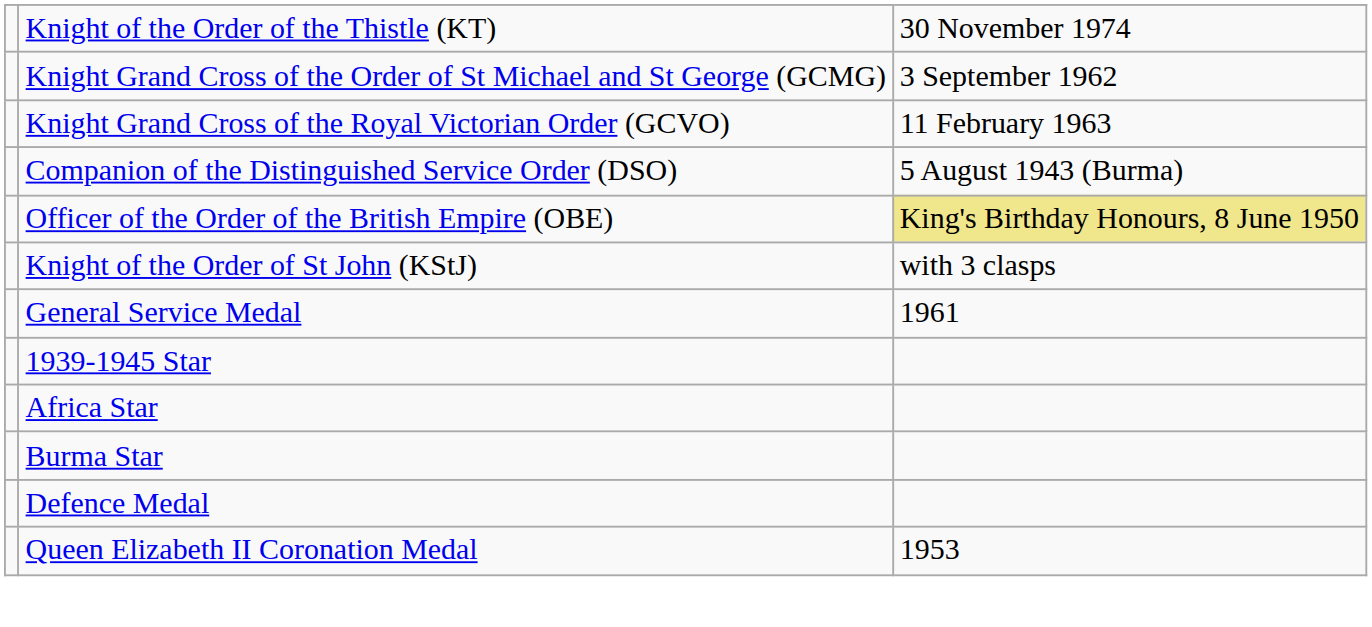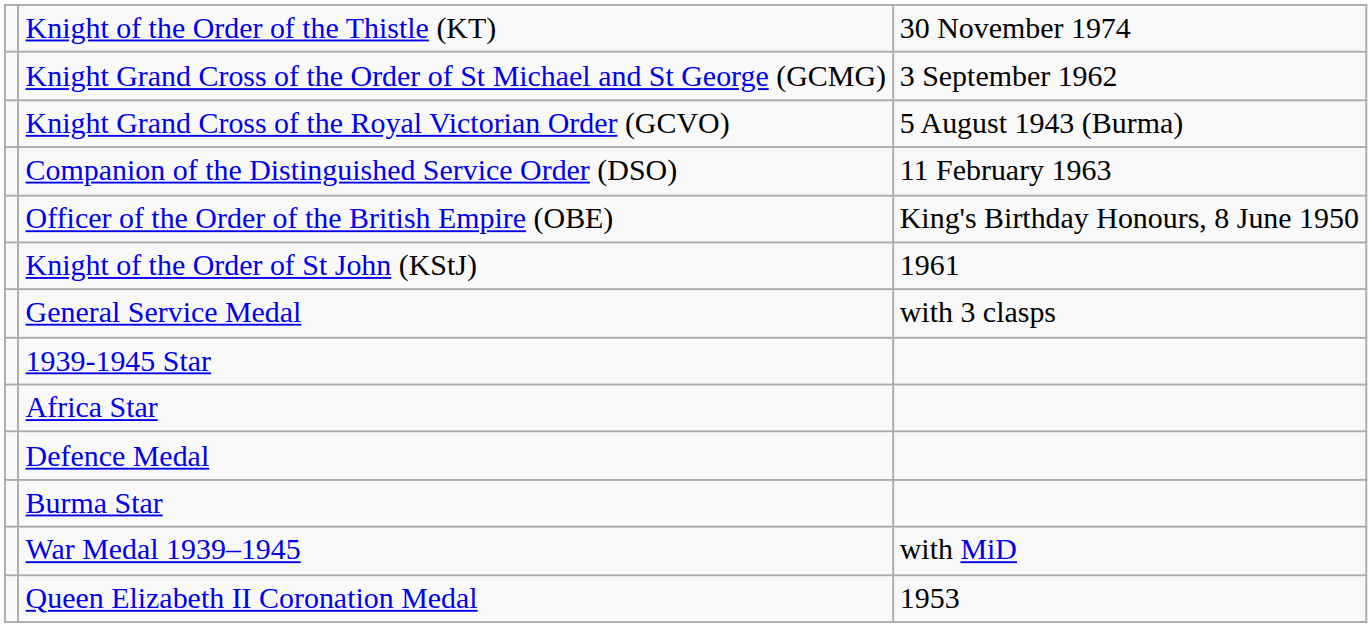(1006, 123) 11 February 1963 -> (1041, 123) 5 August 1943 (Burma)
(1041, 170) 5 August 1943 (Burma) -> (1006, 170) 11 February 1963
(1129, 218) khaki background -> (1129, 218) no background
(978, 265) with 3 clasps -> (930, 265) 1961
(930, 312) 1961 -> (978, 312) with 3 clasps
rows swapped: (94, 455) <-> (117, 502)
+ row: (163, 550)
